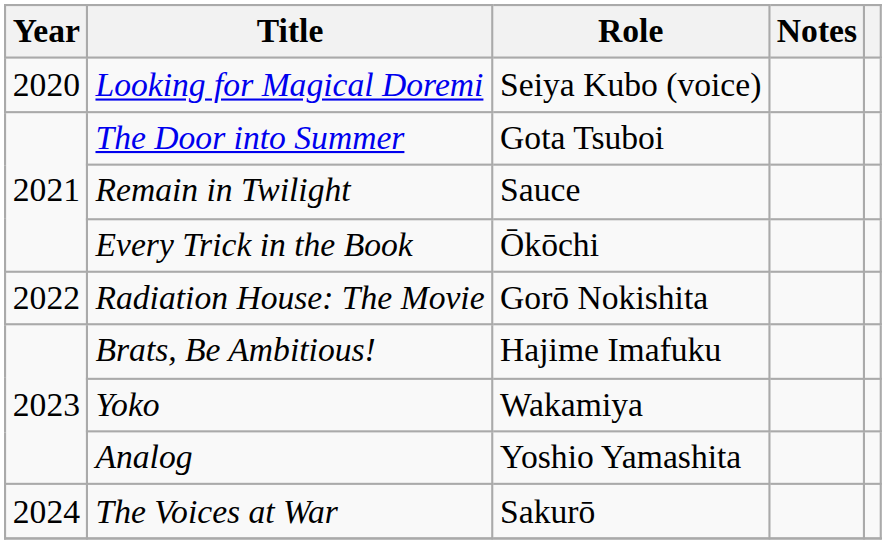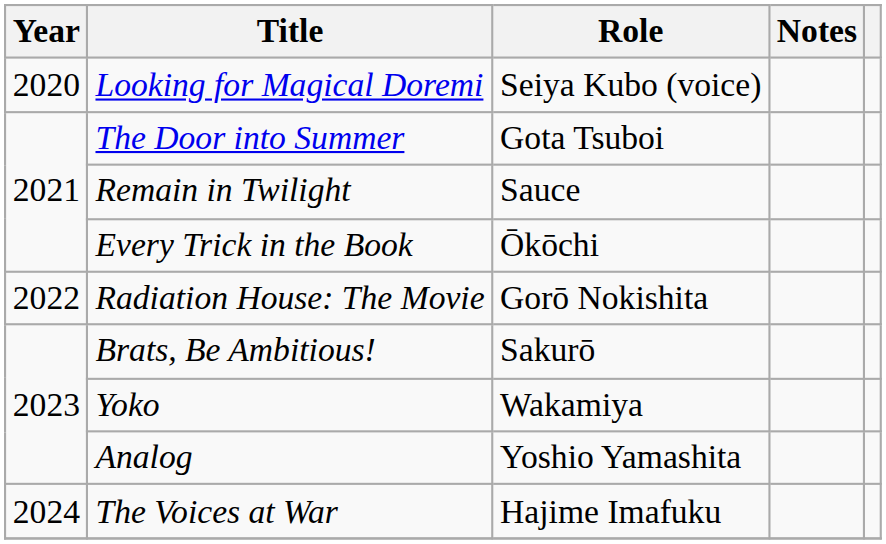(611, 350) Hajime Imafuku -> (548, 350) Sakurō
(548, 510) Sakurō -> (611, 510) Hajime Imafuku
